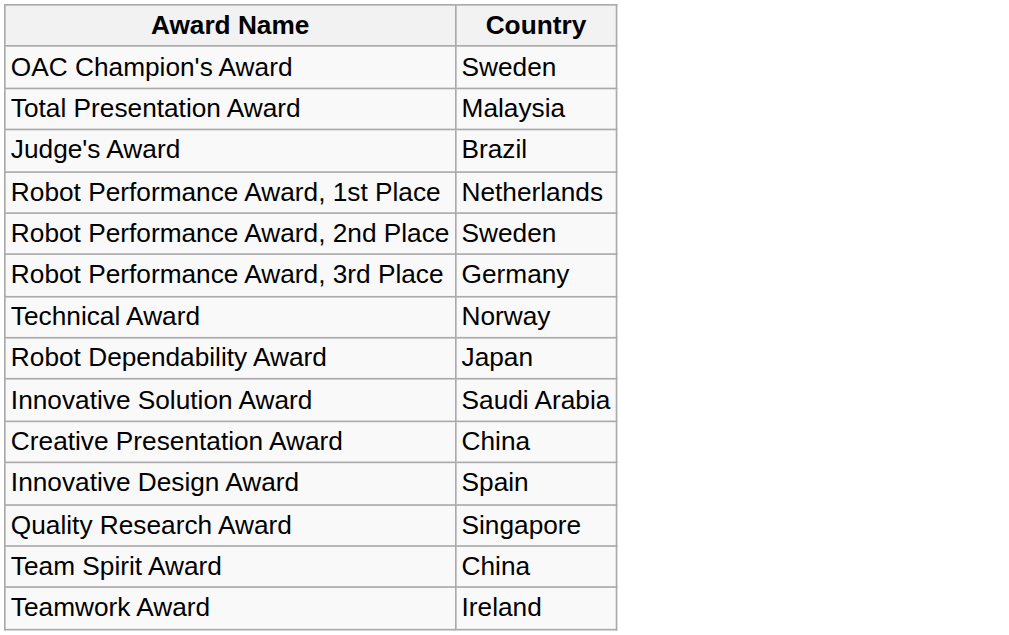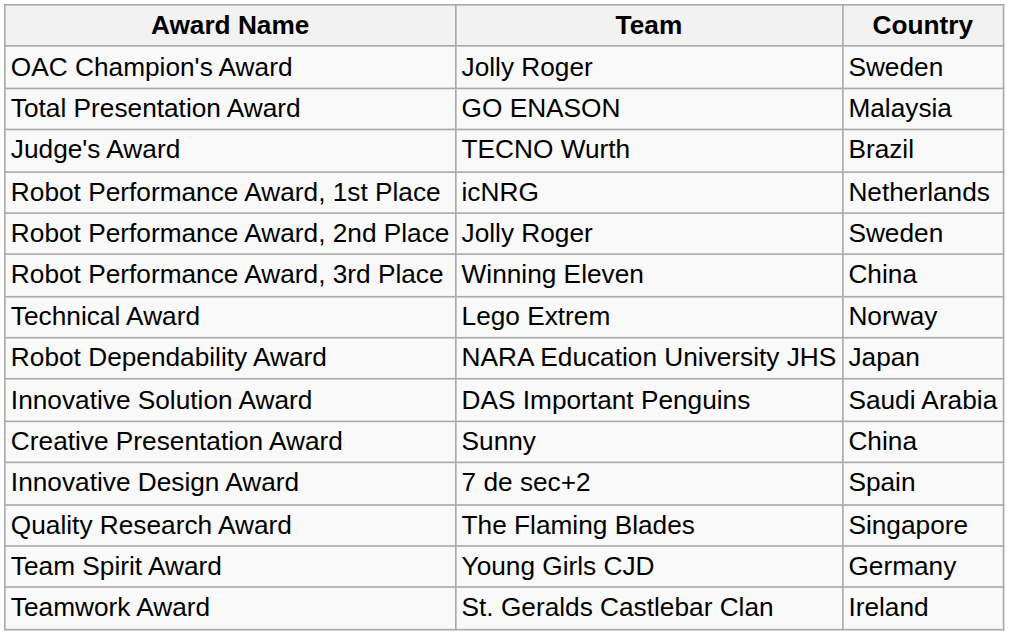+ column: (649, 25)
(515, 274) Germany -> (883, 274) China
(496, 566) China -> (902, 566) Germany
